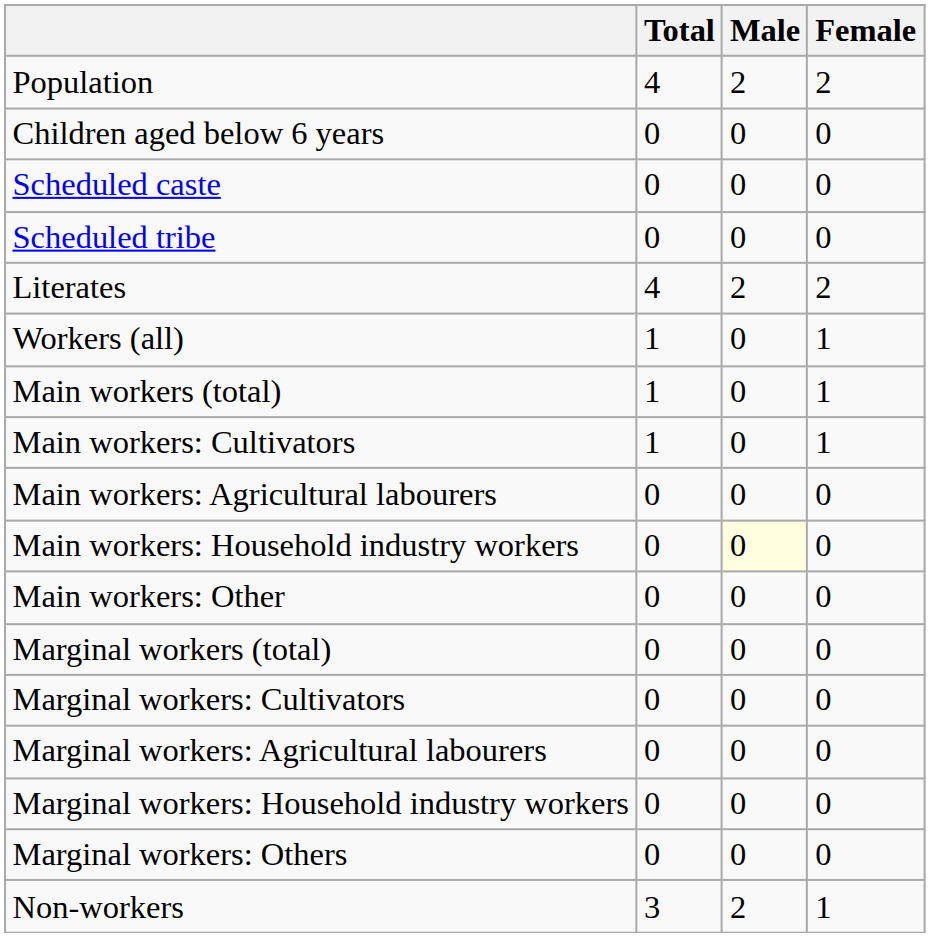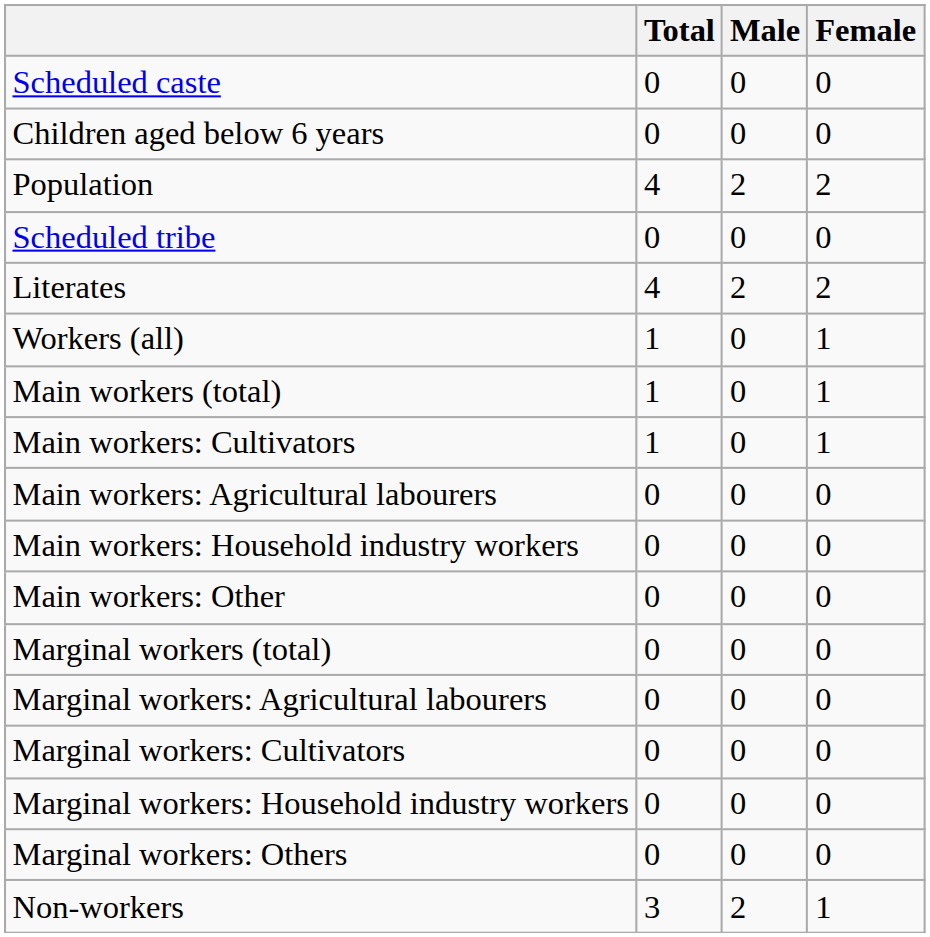rows swapped: (83, 81) <-> (117, 184)
(738, 545) lightyellow background -> (738, 545) no background
rows swapped: (209, 699) <-> (280, 751)
